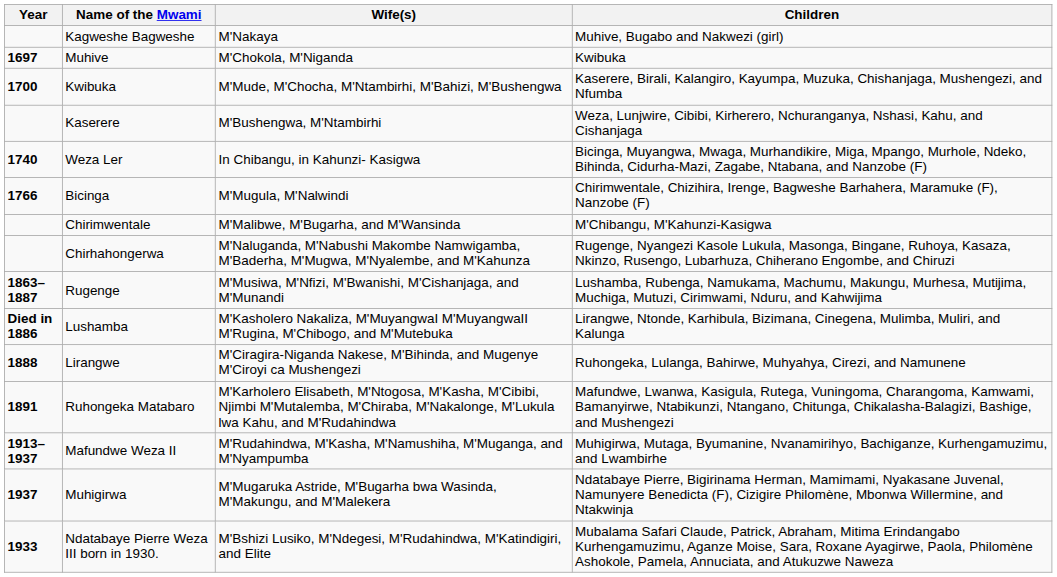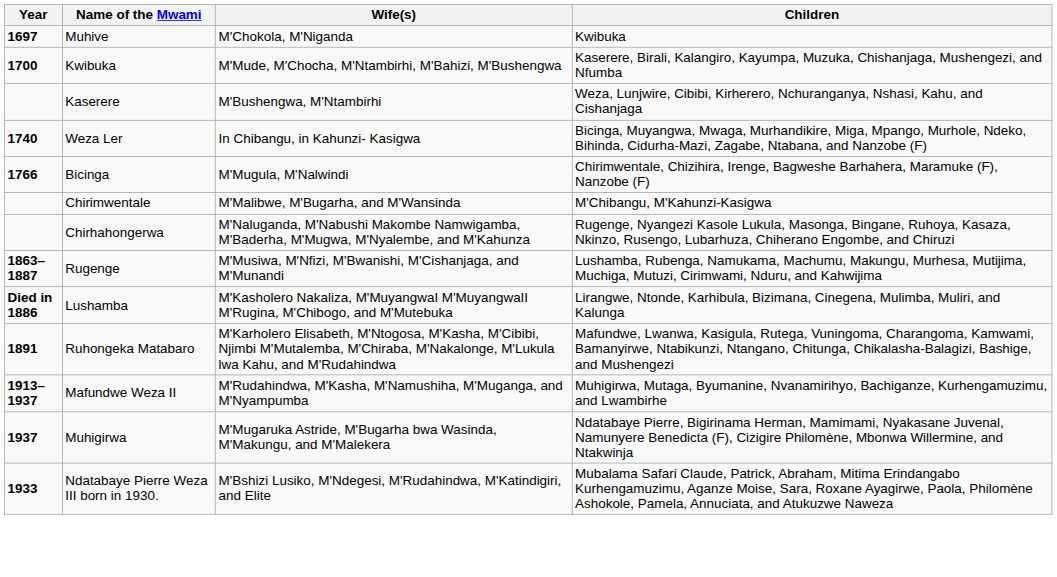- row: (130, 36)
- row: (93, 363)
